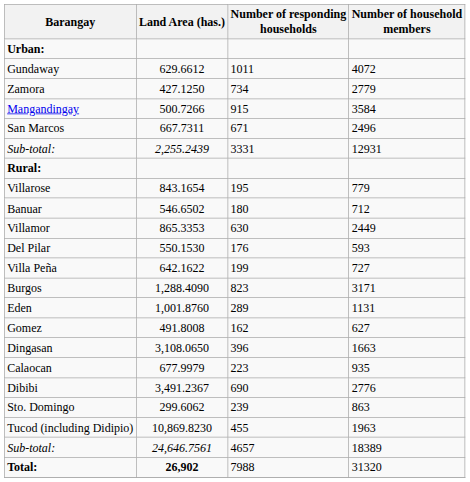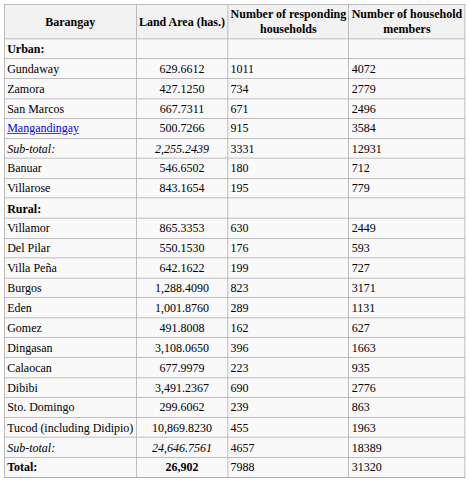rows swapped: (43, 108) <-> (36, 128)
rows swapped: (24, 168) <-> (24, 208)
